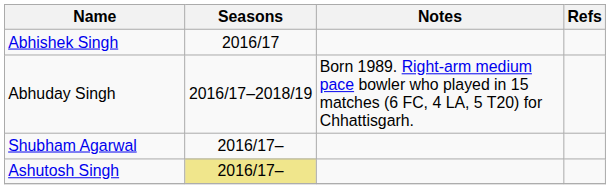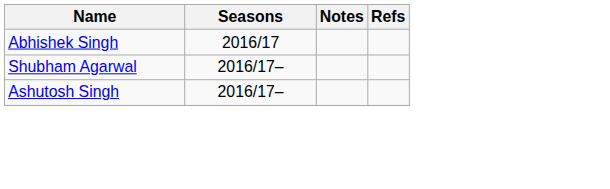- row: (62, 94)
(251, 171) khaki background -> (251, 92) no background
